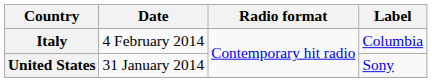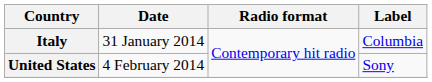(153, 41) 4 February 2014 -> (153, 41) 31 January 2014
(153, 65) 31 January 2014 -> (153, 65) 4 February 2014
